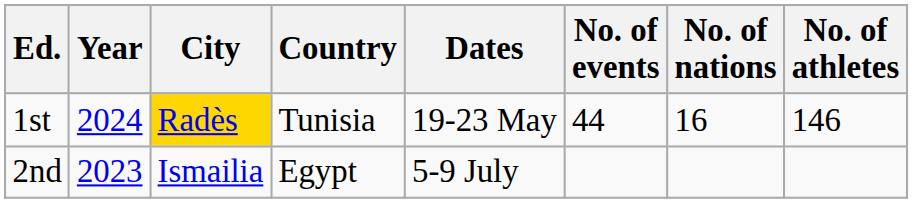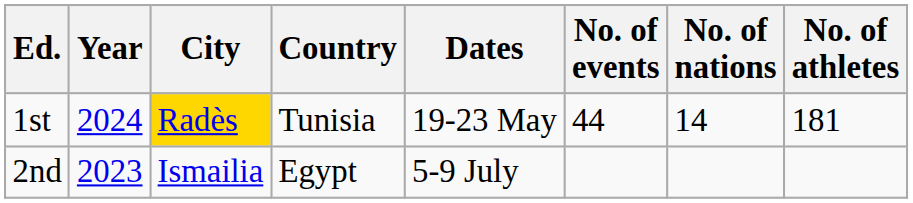(691, 119) 16 -> (691, 119) 14
(816, 119) 146 -> (816, 119) 181
